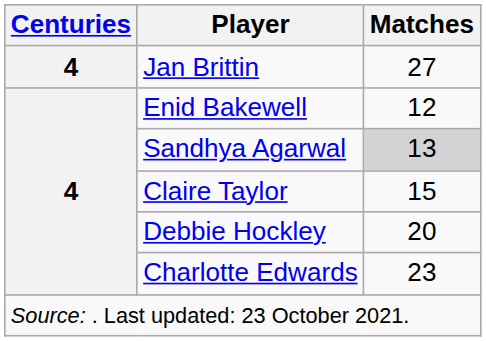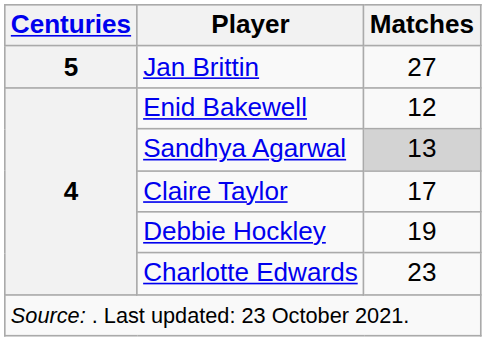(71, 66) 4 -> (71, 66) 5
(422, 190) 15 -> (422, 190) 17
(422, 231) 20 -> (422, 231) 19
